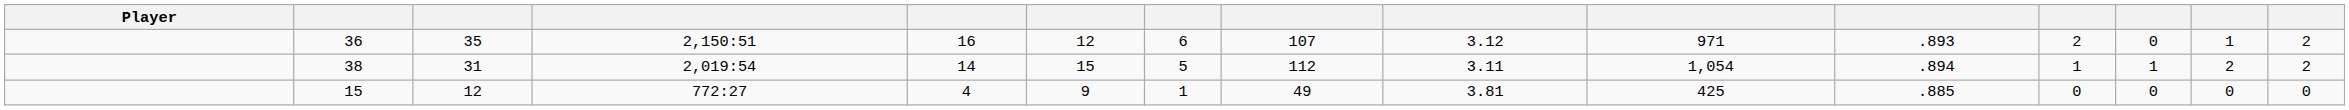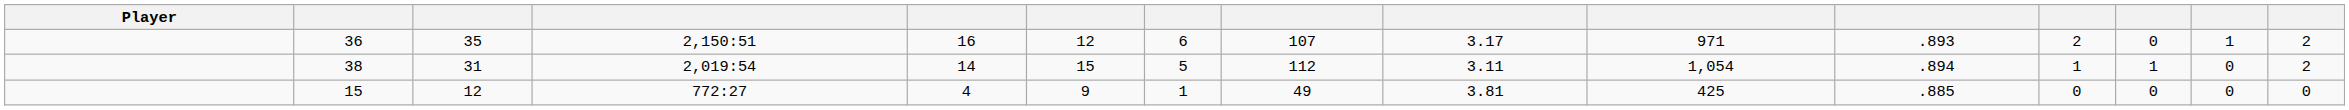(1485, 42) 3.12 -> (1485, 42) 3.17
(2230, 67) 2 -> (2230, 67) 0
